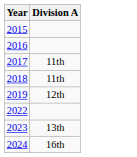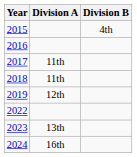+ column: (106, 12)
